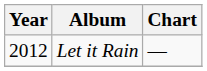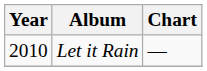(28, 50) 2012 -> (28, 50) 2010
